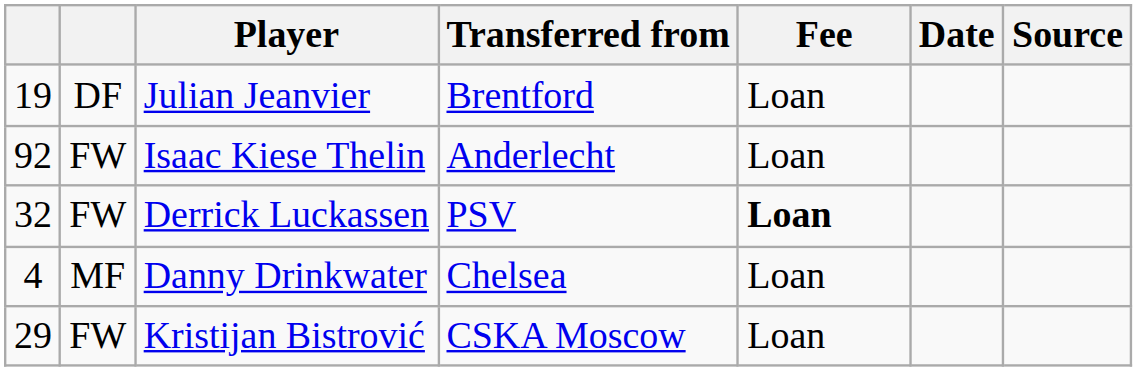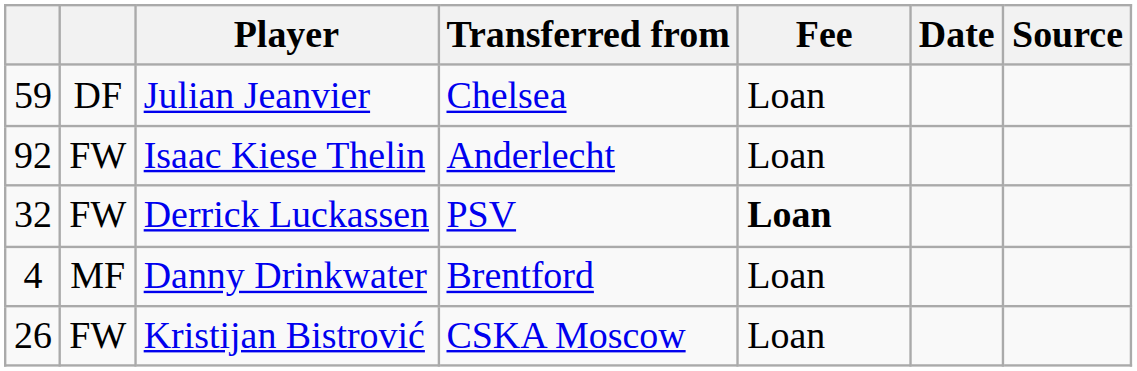(33, 94) 19 -> (33, 94) 59
(520, 94) Brentford -> (507, 94) Chelsea
(507, 275) Chelsea -> (520, 275) Brentford
(33, 335) 29 -> (33, 335) 26
